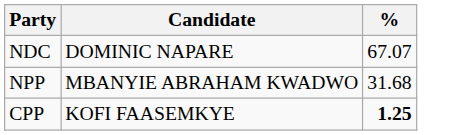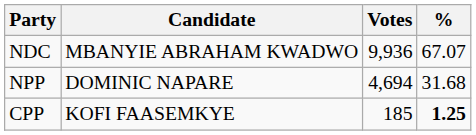+ column: (390, 20)
(149, 51) DOMINIC NAPARE -> (212, 51) MBANYIE ABRAHAM KWADWO
(212, 82) MBANYIE ABRAHAM KWADWO -> (149, 82) DOMINIC NAPARE
